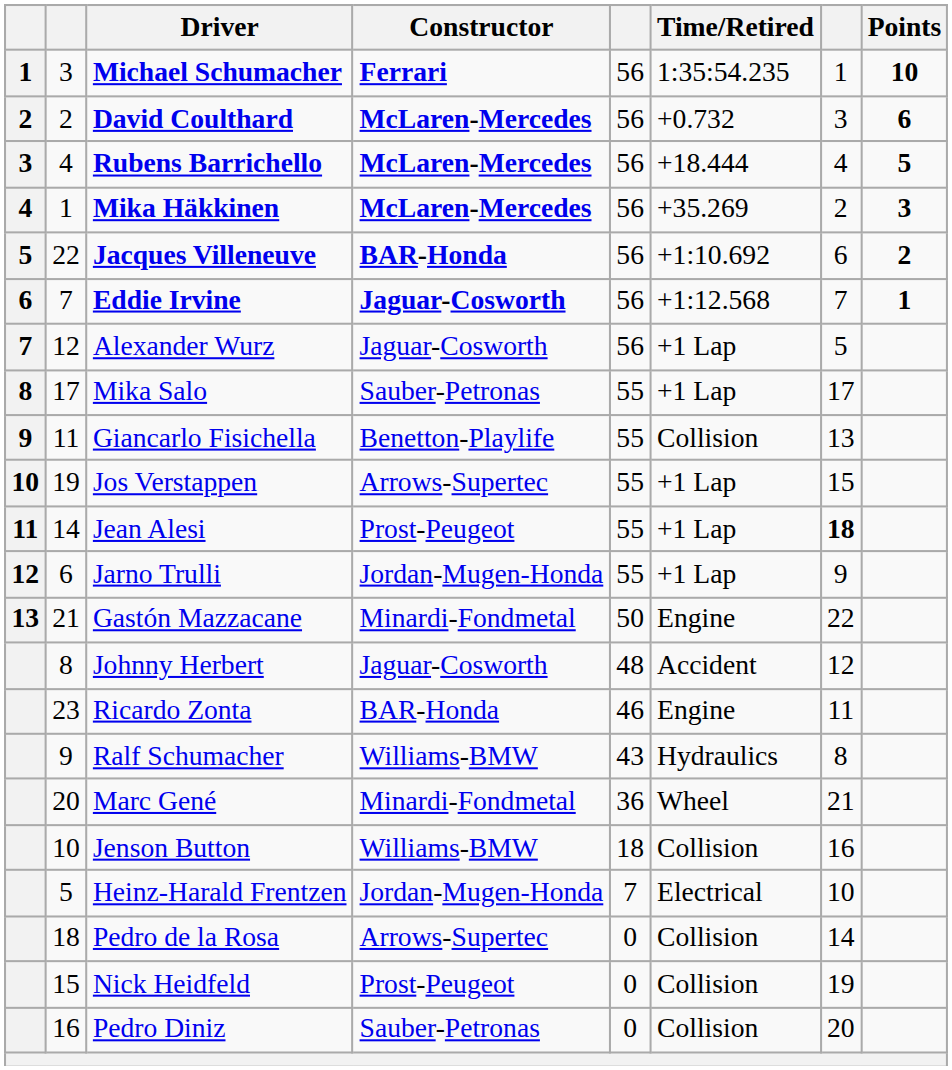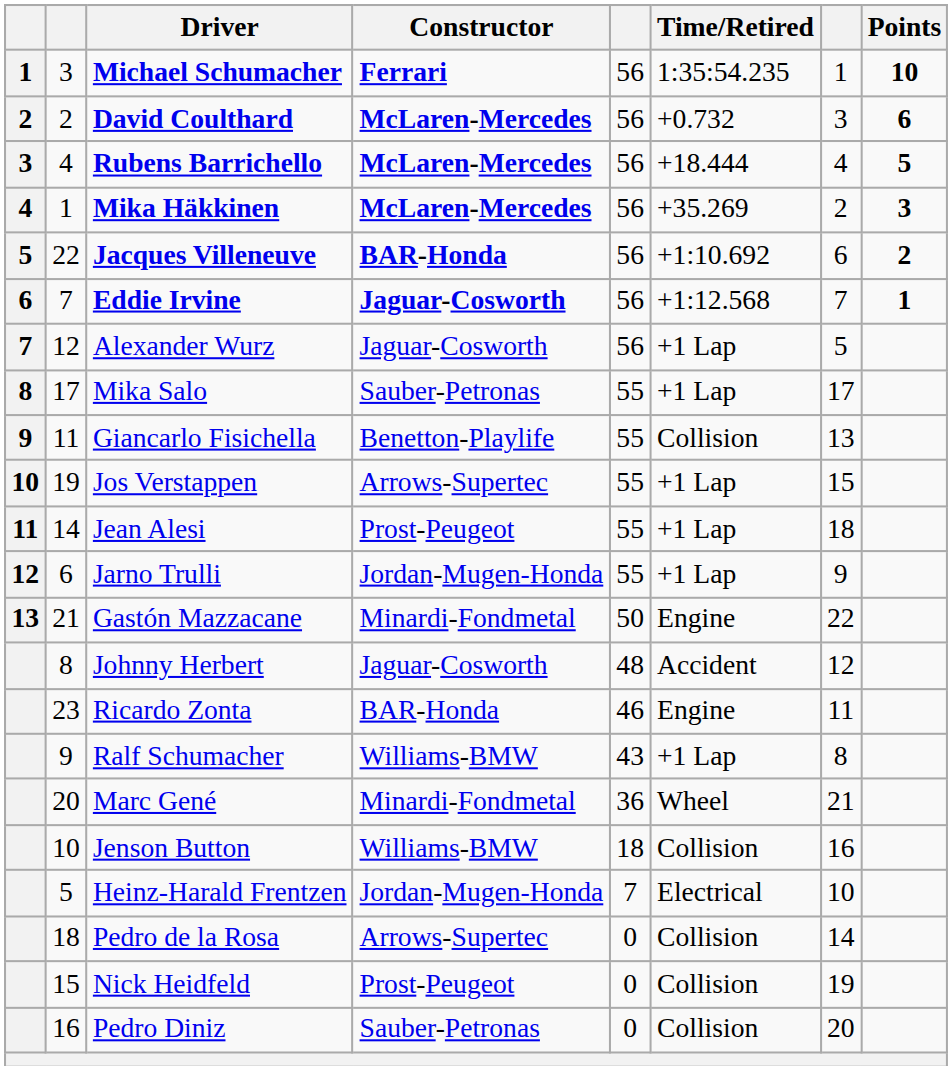(841, 527) bold -> (841, 527) normal
(718, 755) Hydraulics -> (697, 755) +1 Lap
